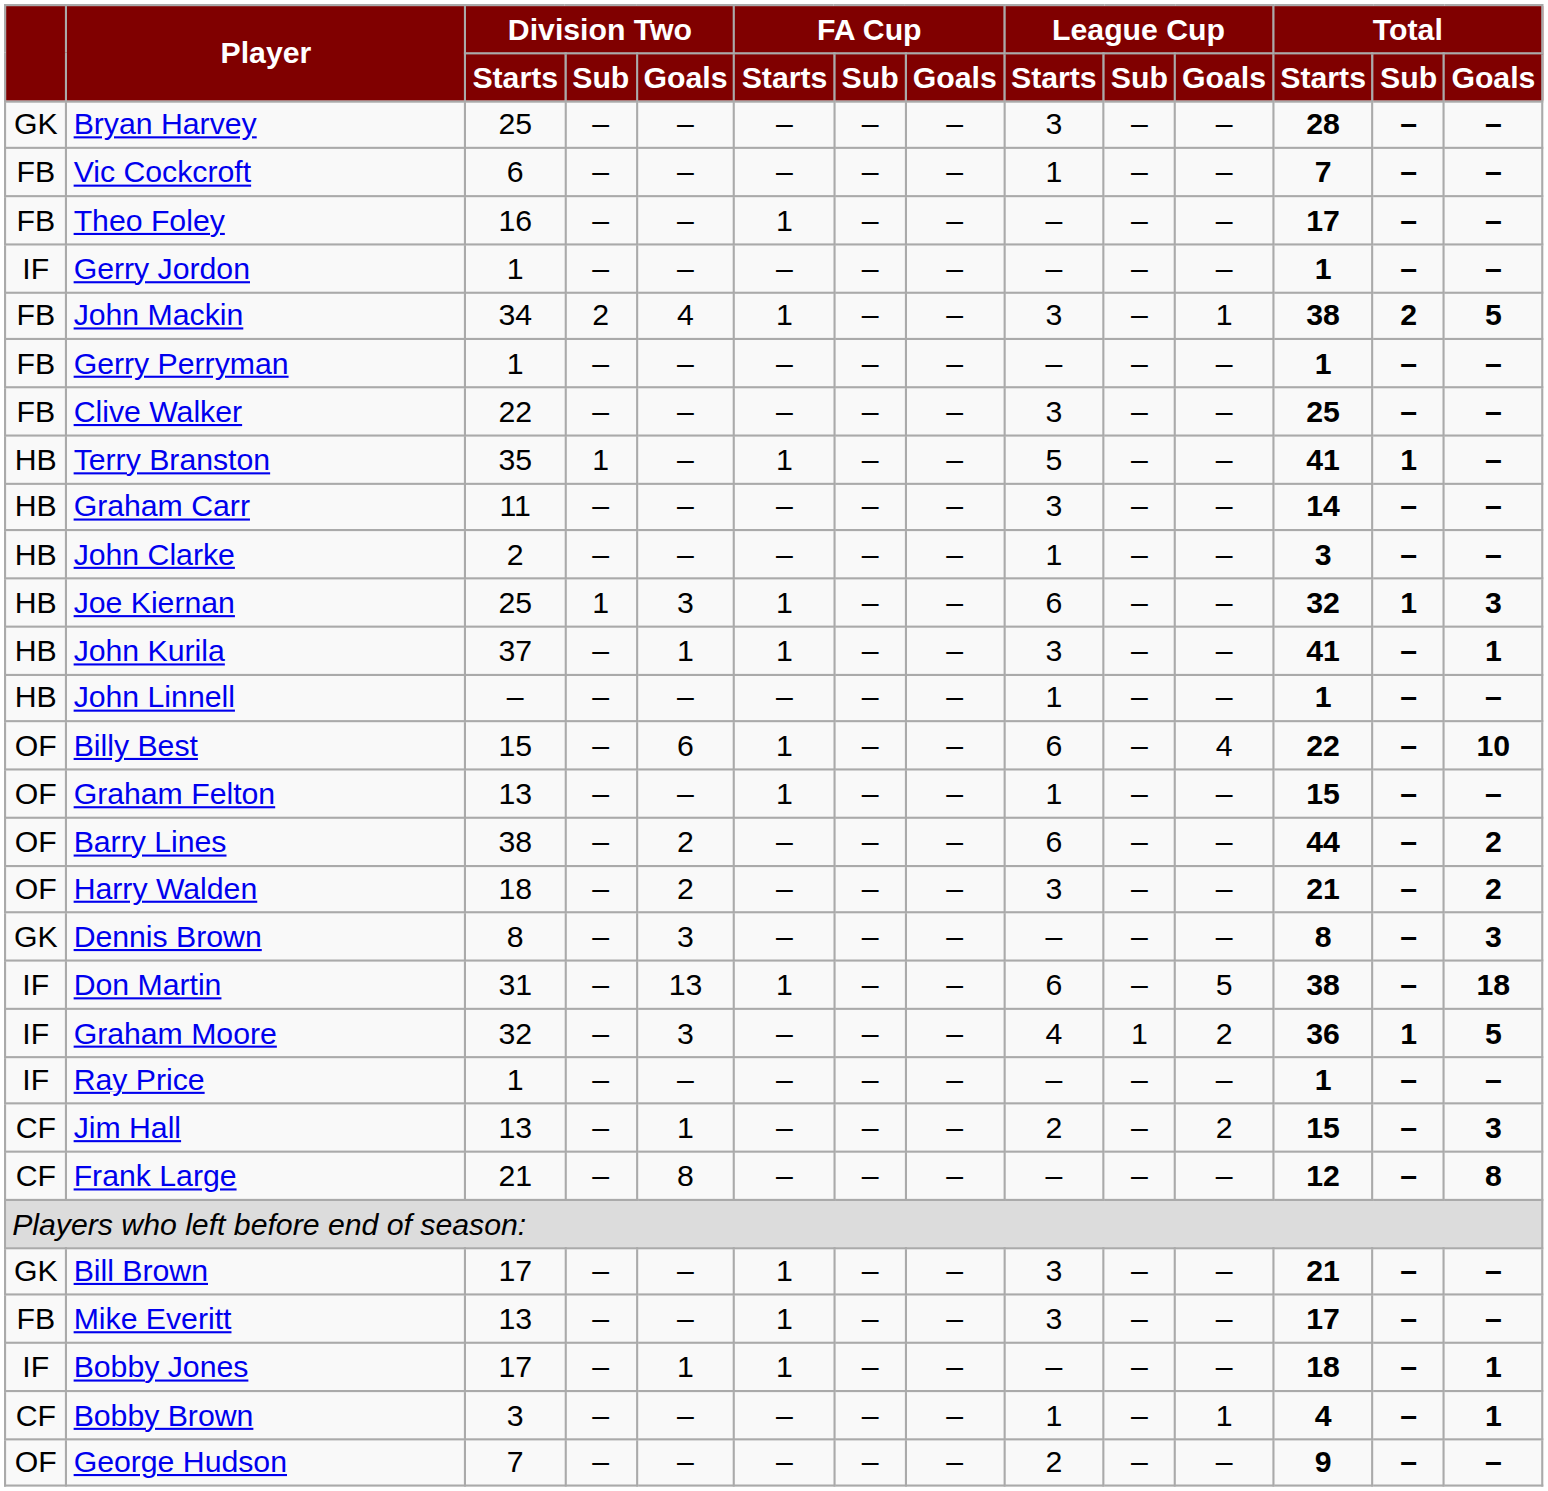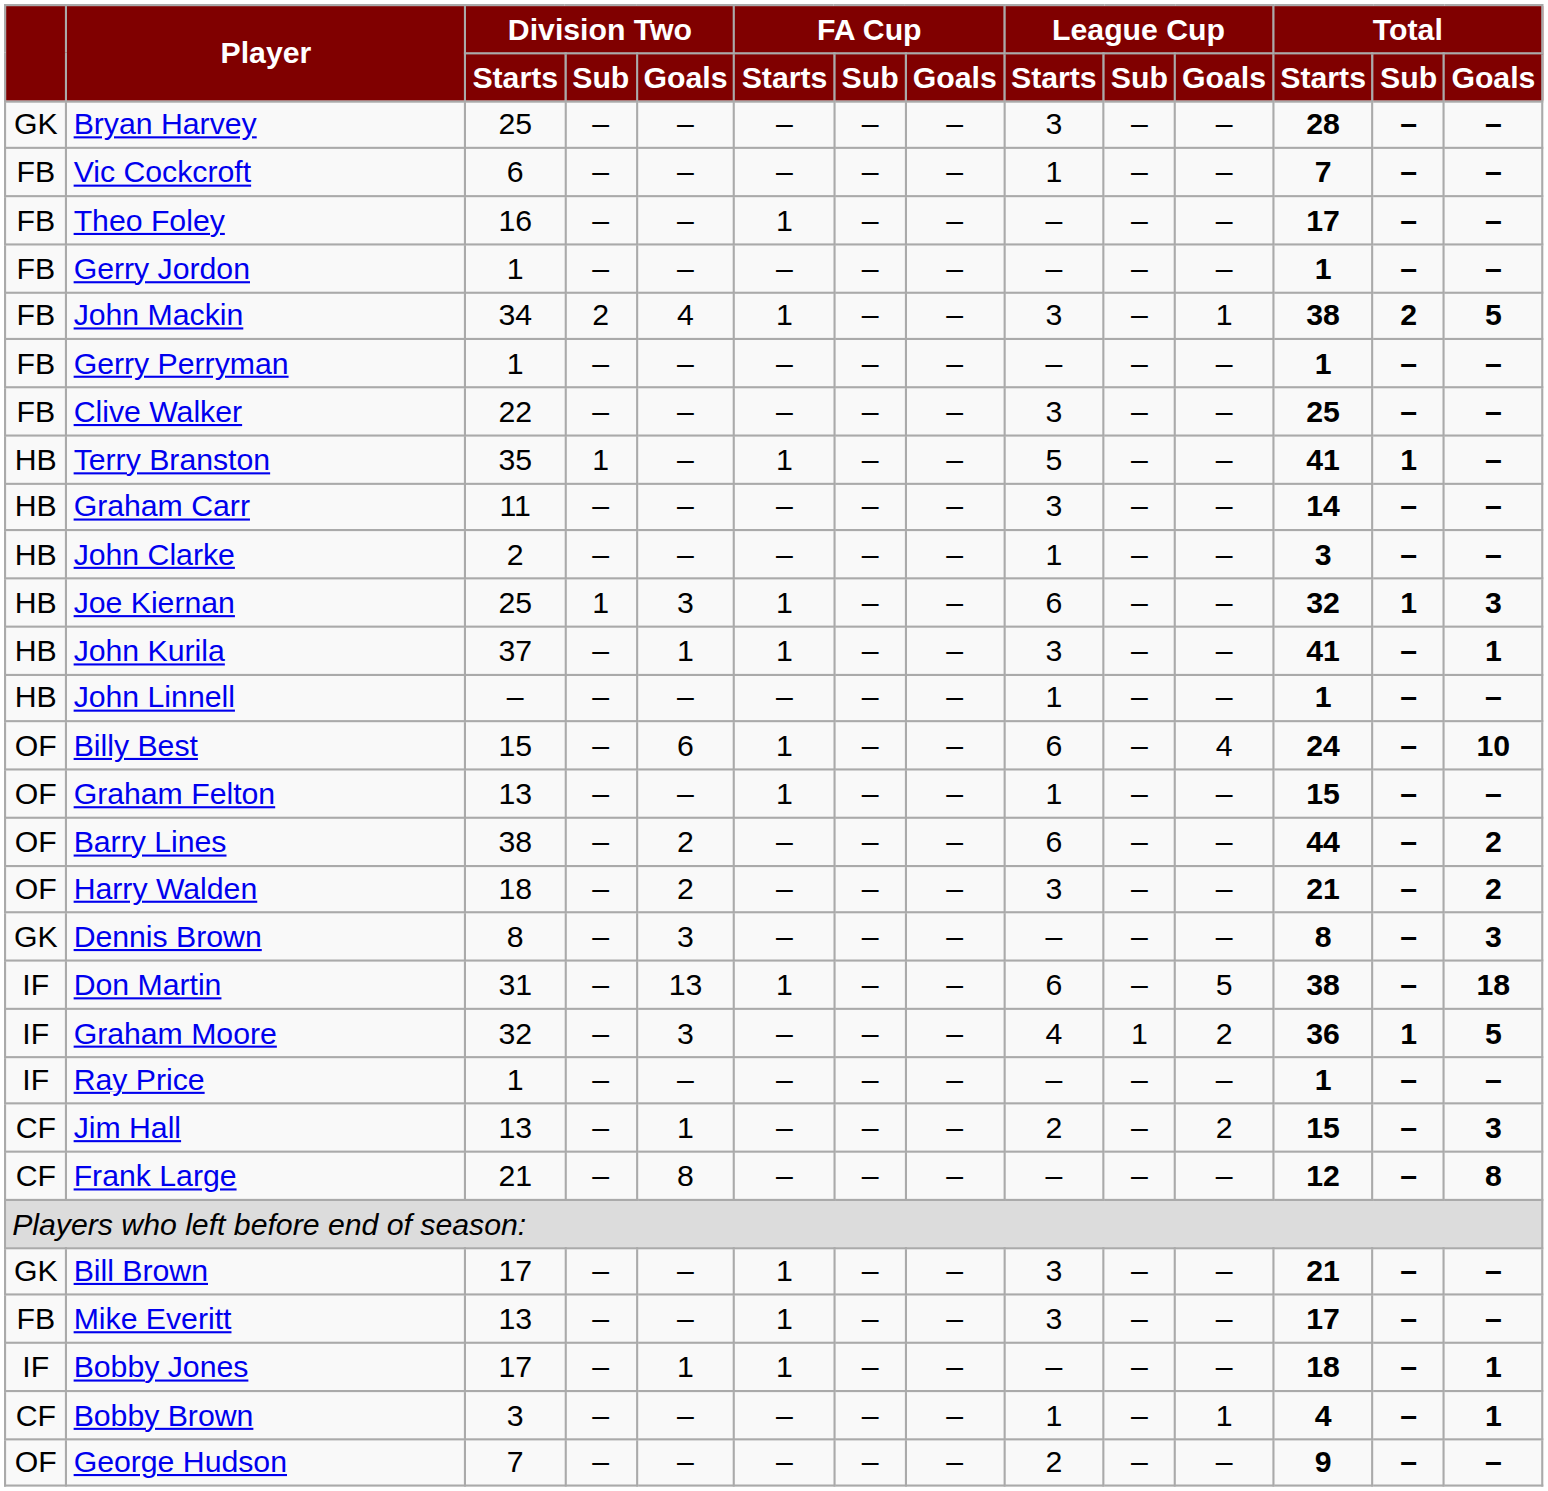(36, 268) IF -> (36, 268) FB
(1323, 746) 22 -> (1323, 746) 24
